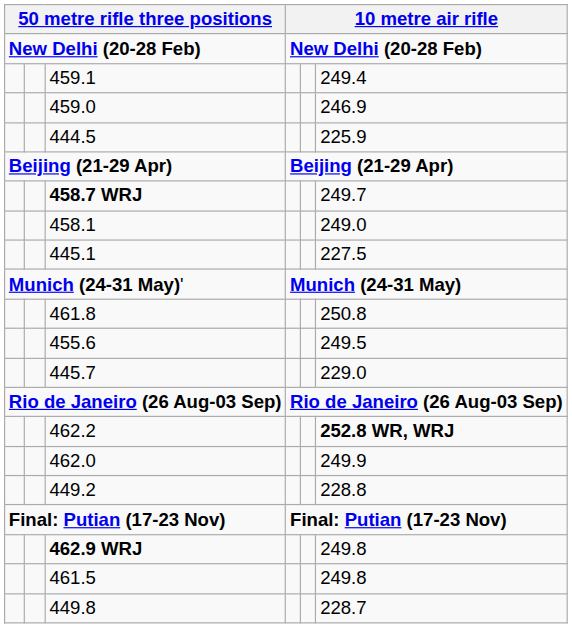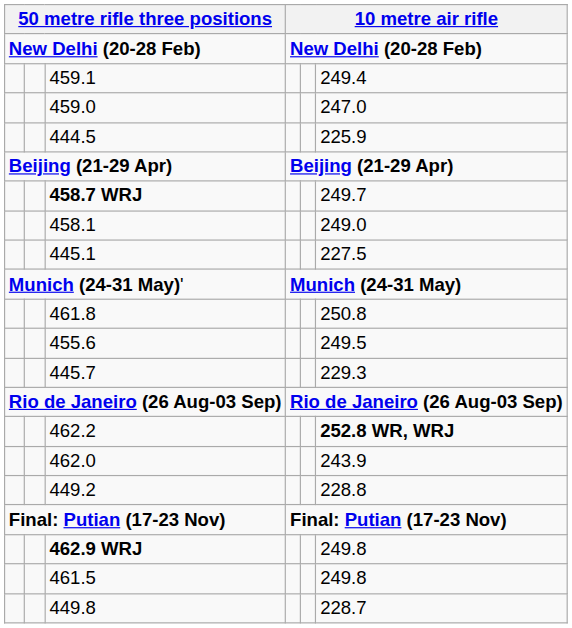(343, 107) 246.9 -> (343, 107) 247.0
(343, 372) 229.0 -> (343, 372) 229.3
(343, 460) 249.9 -> (343, 460) 243.9
